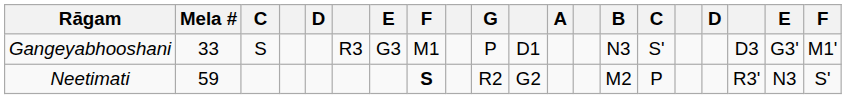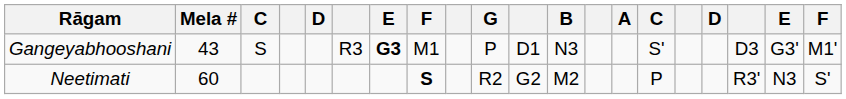columns swapped: (560, 19) <-> (619, 19)
(209, 49) 33 -> (209, 49) 43
(389, 49) normal -> (389, 49) bold
(209, 78) 59 -> (209, 78) 60
